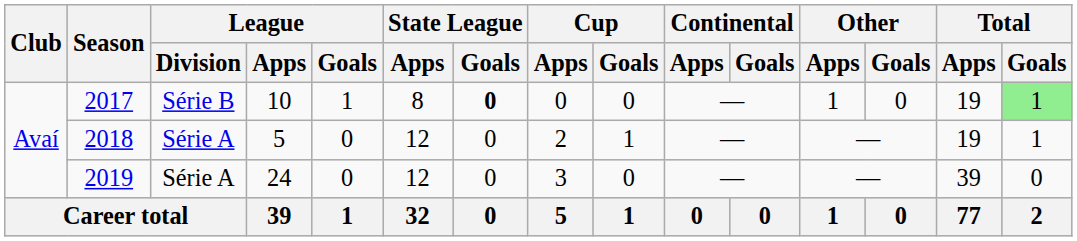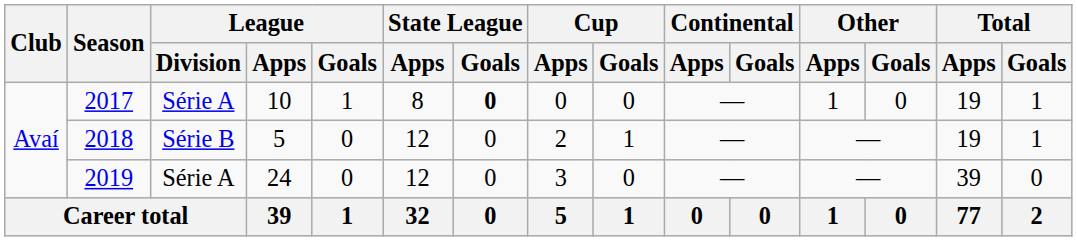(198, 100) Série B -> (198, 100) Série A
(1037, 100) lightgreen background -> (1037, 100) no background
(198, 139) Série A -> (198, 139) Série B
